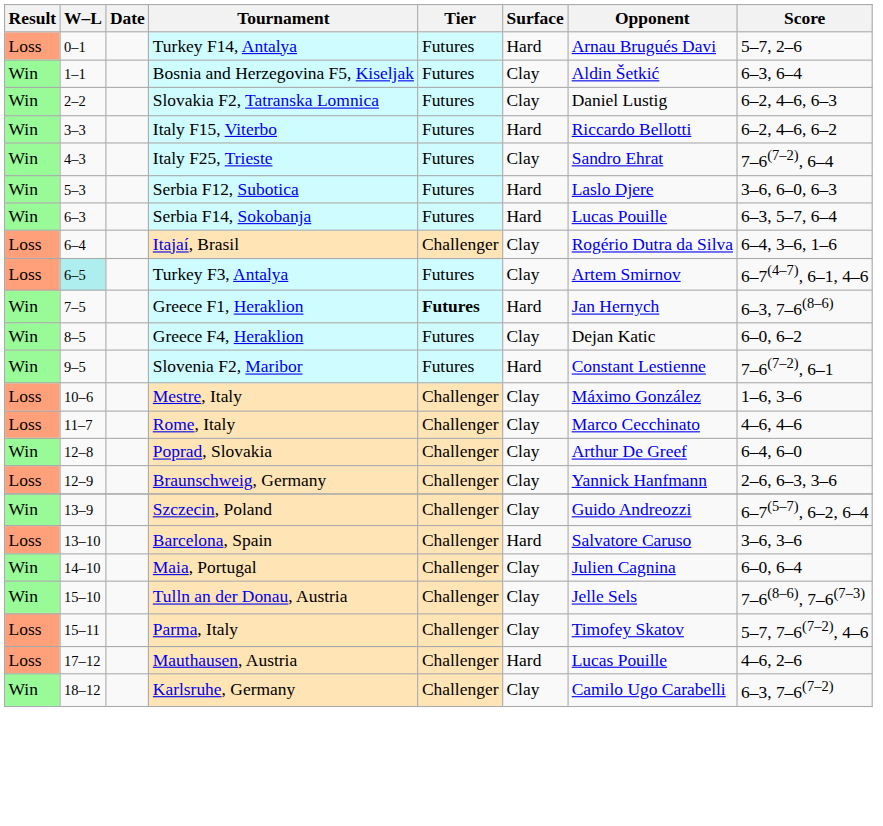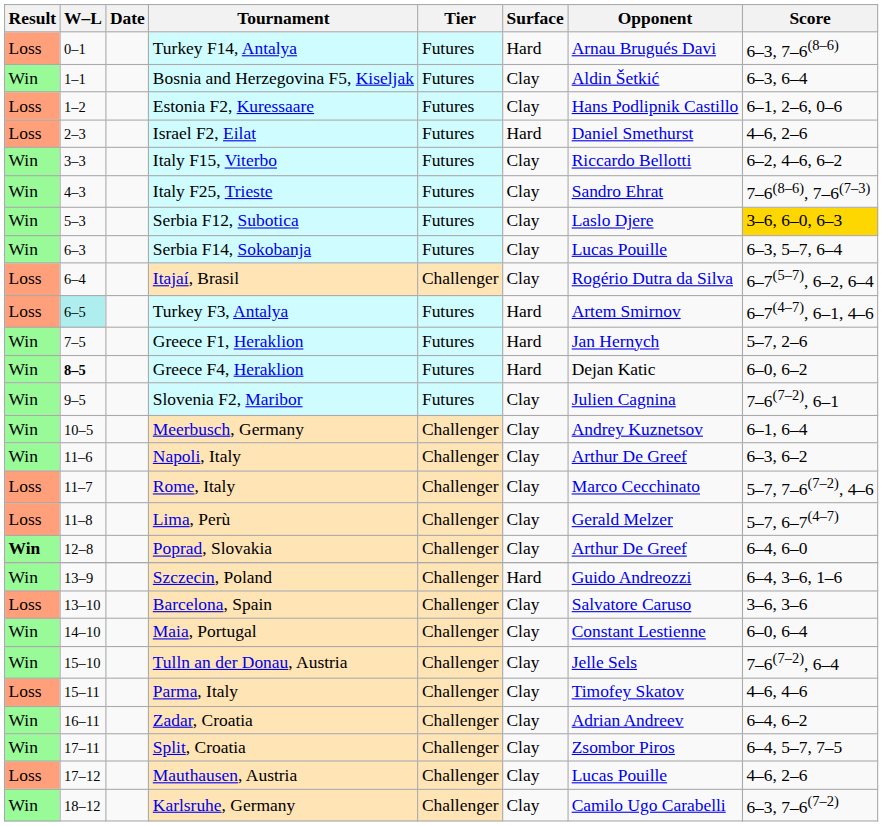(772, 45) 5–7, 2–6 -> (793, 48) 6–3, 7–6(8–6)
+ row: (233, 106)
- row: (266, 101)
+ row: (204, 133)
(524, 128) Hard -> (523, 161) Clay
(787, 158) 7–6(7–2), 6–4 -> (808, 191) 7–6(8–6), 7–6(7–3)
(524, 188) Hard -> (523, 221) Clay
(789, 188) no background -> (794, 221) gold background
(524, 216) Hard -> (523, 249) Clay
(789, 244) 6–4, 3–6, 1–6 -> (810, 279) 6–7(5–7), 6–2, 6–4
(523, 274) Clay -> (524, 311) Hard
(451, 306) bold -> (448, 341) normal
(787, 306) 6–3, 7–6(8–6) -> (777, 341) 5–7, 2–6
(75, 337) normal -> (75, 369) bold
(523, 336) Clay -> (524, 369) Hard
(524, 366) Hard -> (523, 399) Clay
(639, 366) Constant Lestienne -> (624, 399) Julien Cagnina
+ row: (228, 429)
- row: (197, 396)
+ row: (197, 456)
(772, 424) 4–6, 4–6 -> (810, 486) 5–7, 7–6(7–2), 4–6
+ row: (192, 519)
(23, 452) normal -> (24, 549) bold
- row: (240, 479)
(523, 509) Clay -> (524, 576) Hard
(805, 509) 6–7(5–7), 6–2, 6–4 -> (794, 576) 6–4, 3–6, 1–6
(524, 539) Hard -> (523, 604) Clay
(624, 567) Julien Cagnina -> (639, 632) Constant Lestienne
(803, 597) 7–6(8–6), 7–6(7–3) -> (793, 662) 7–6(7–2), 6–4
(805, 629) 5–7, 7–6(7–2), 4–6 -> (777, 692) 4–6, 4–6
+ row: (203, 719)
+ row: (199, 747)
(524, 659) Hard -> (523, 775) Clay
